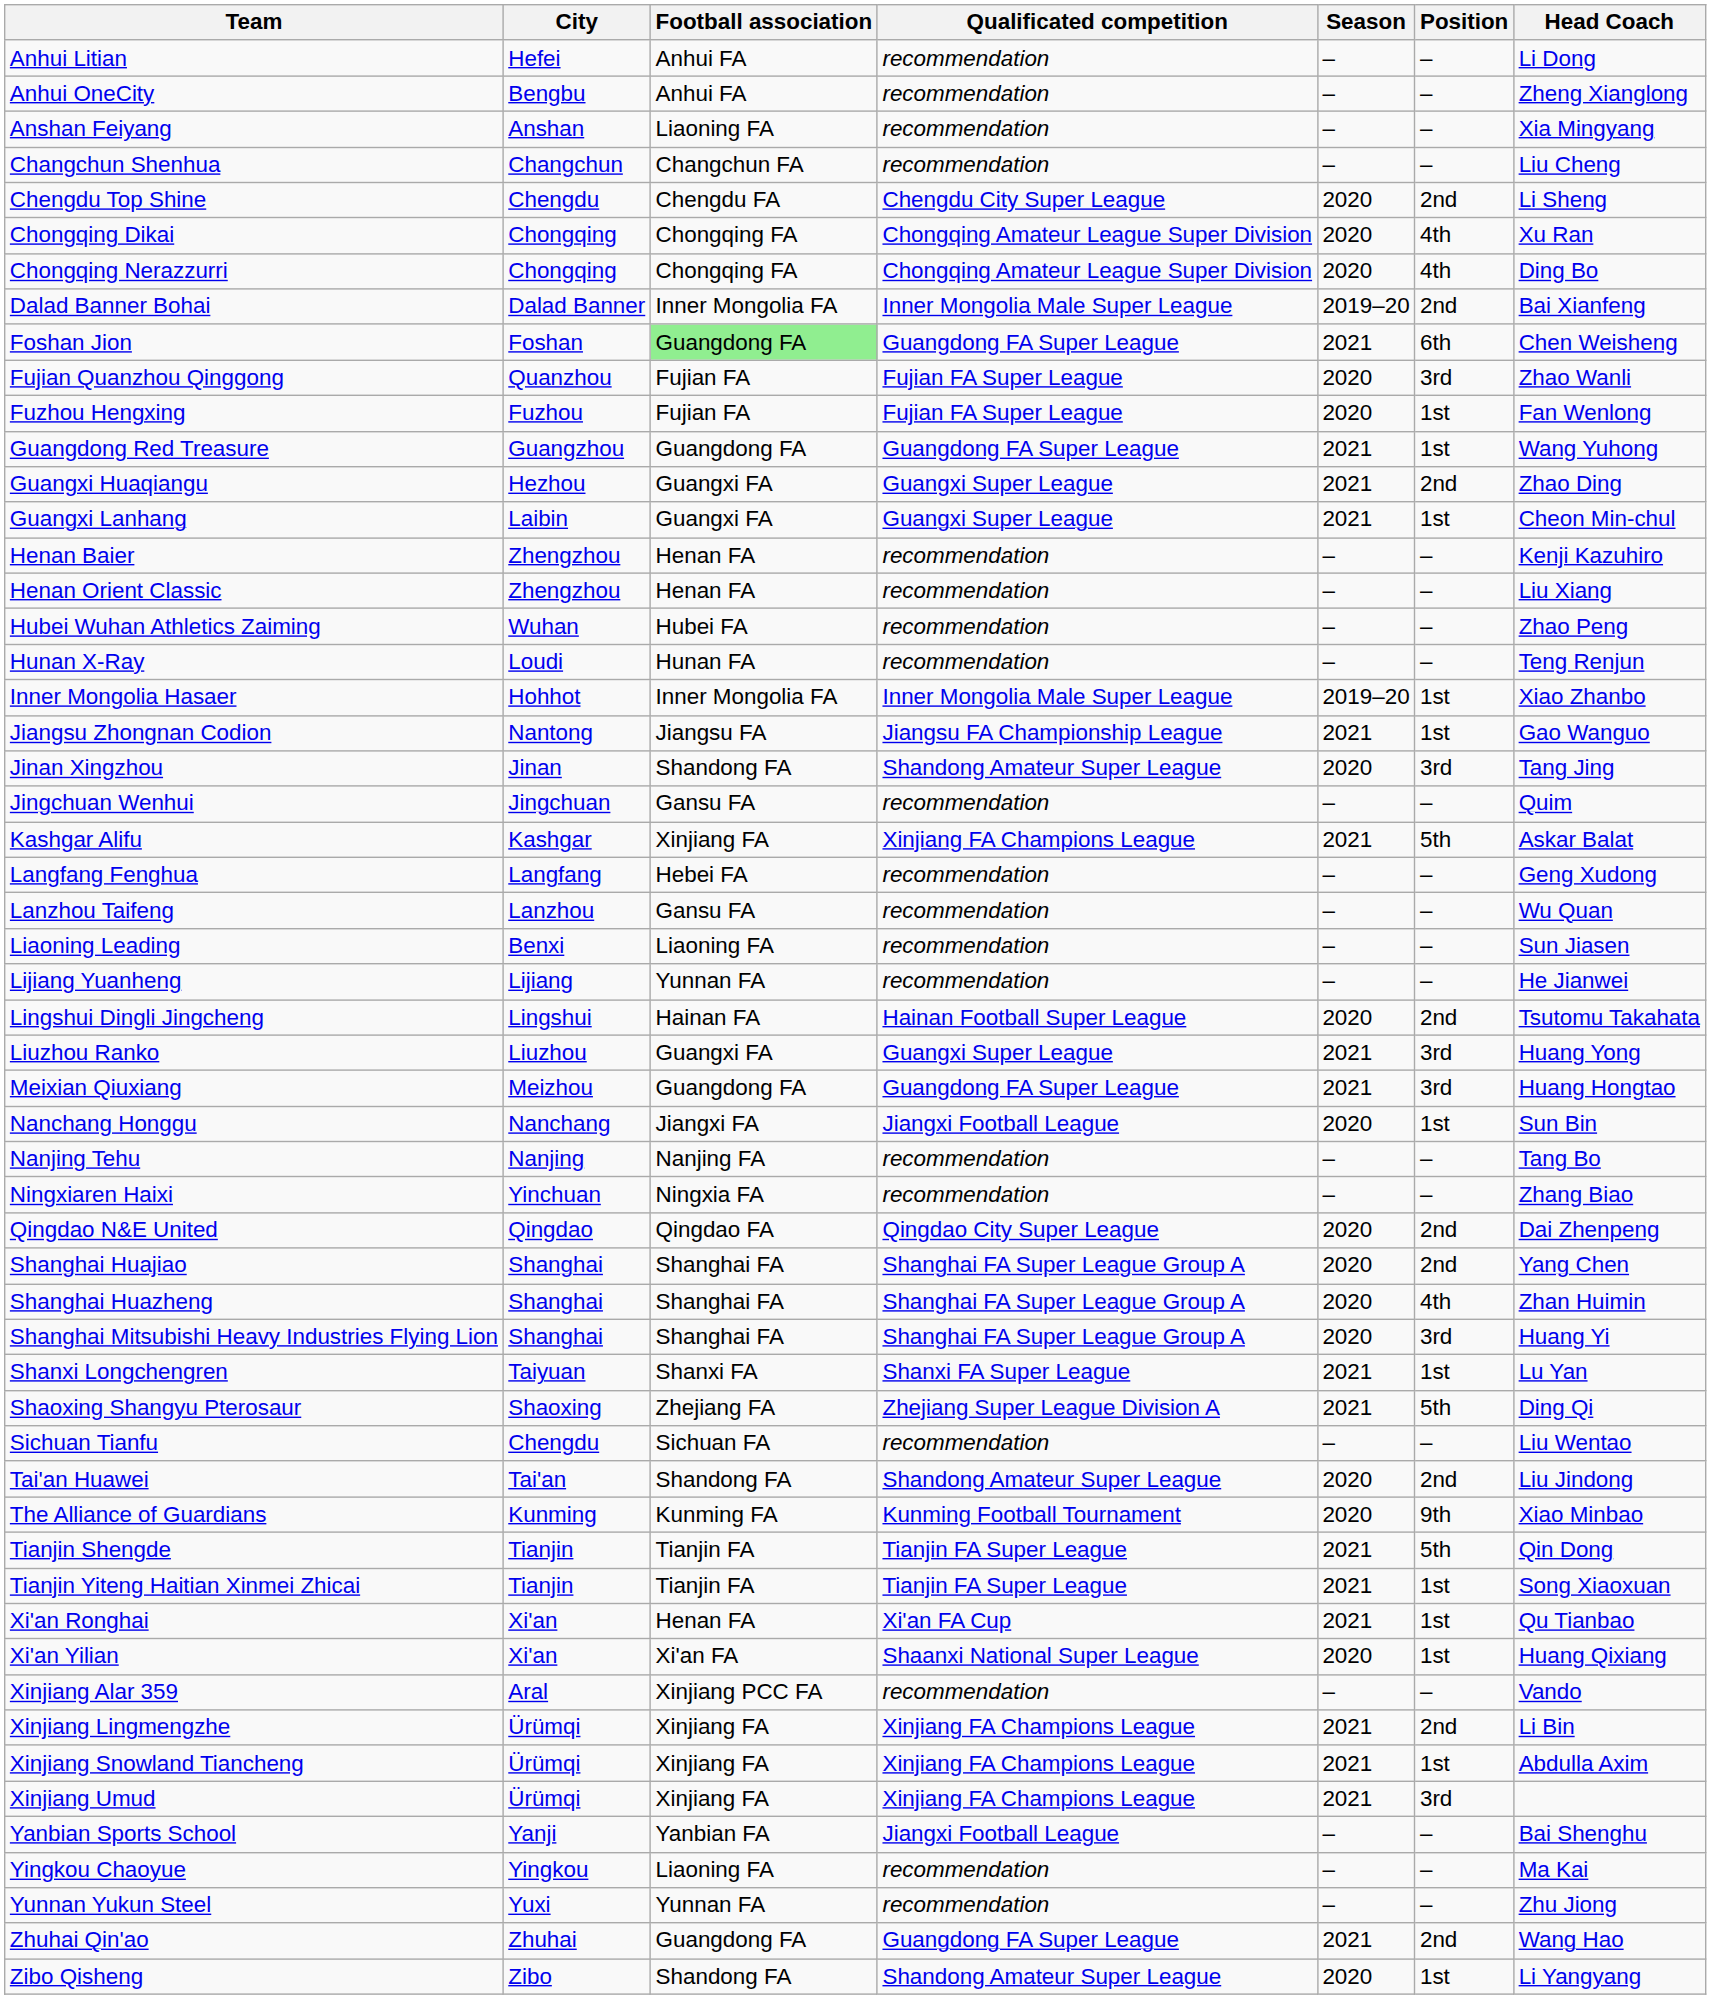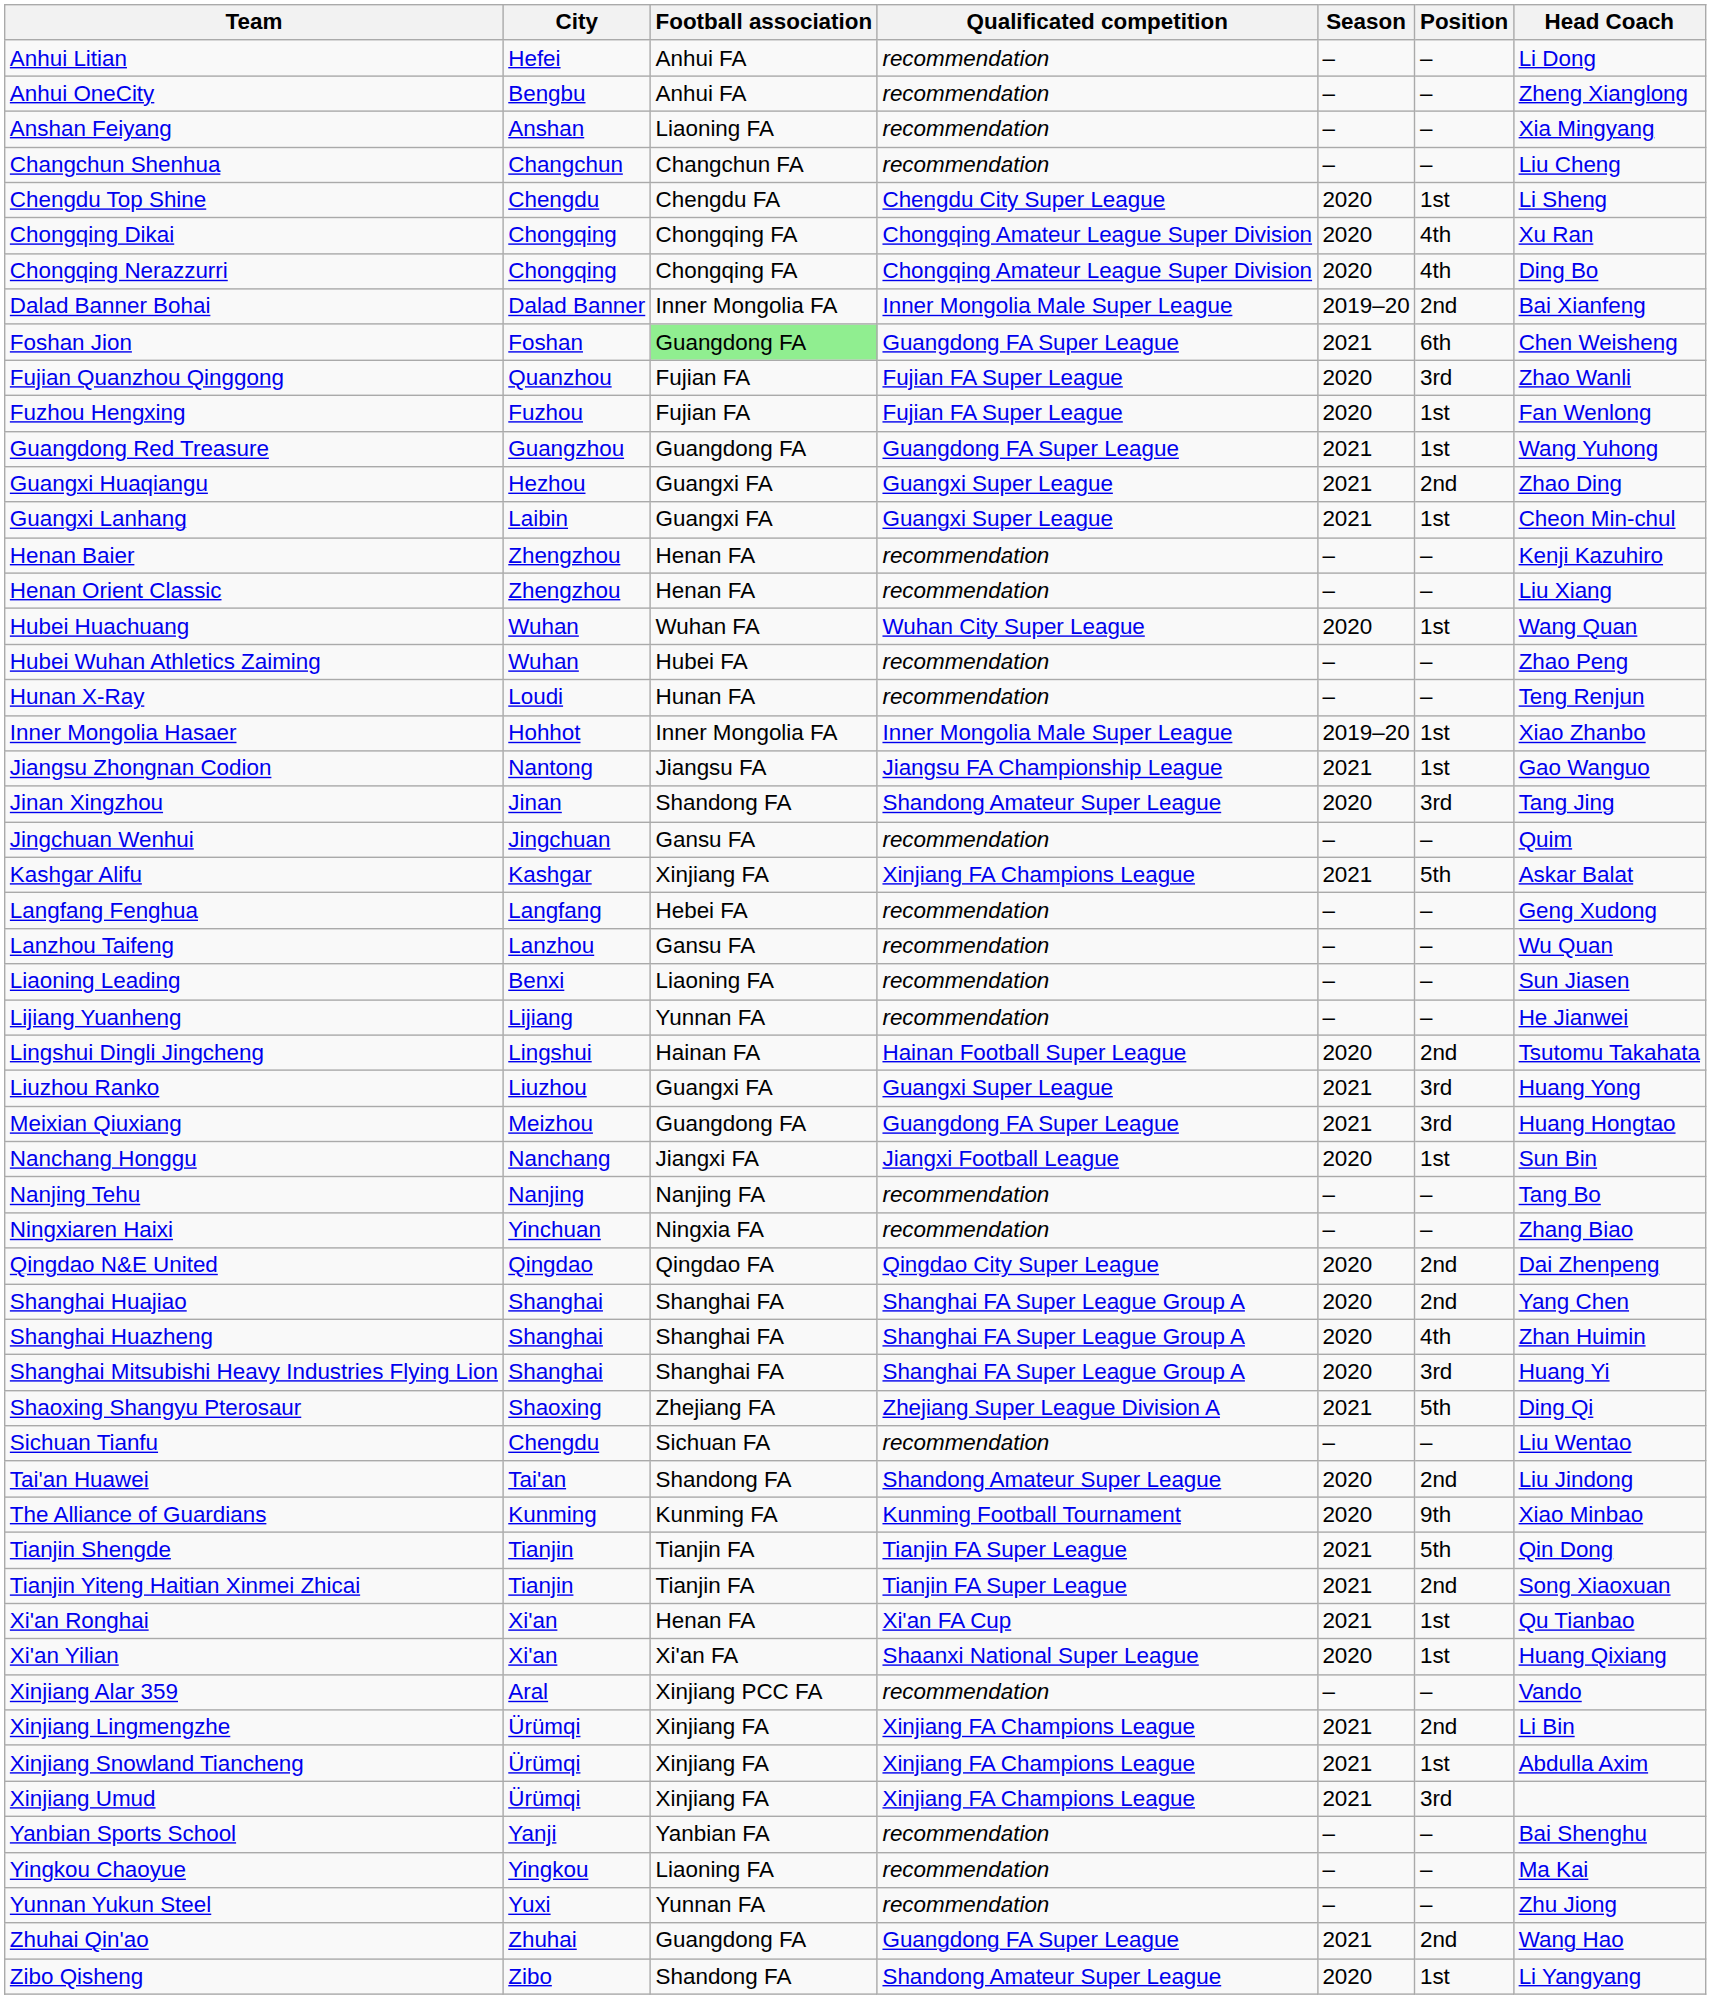(1439, 199) 2nd -> (1435, 199) 1st
+ row: (100, 626)
- row: (119, 1372)
(1435, 1585) 1st -> (1439, 1585) 2nd
(1001, 1834) Jiangxi Football League -> (966, 1834) recommendation
